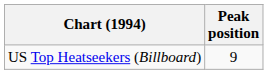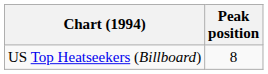(234, 57) 9 -> (234, 57) 8
